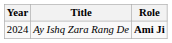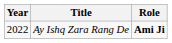(18, 30) 2024 -> (18, 30) 2022
